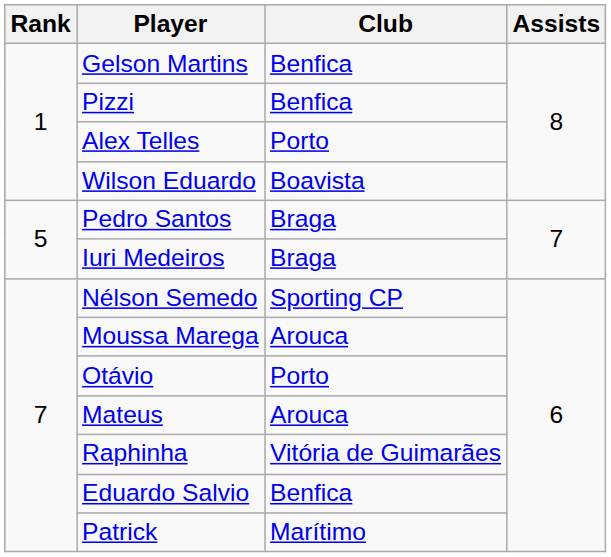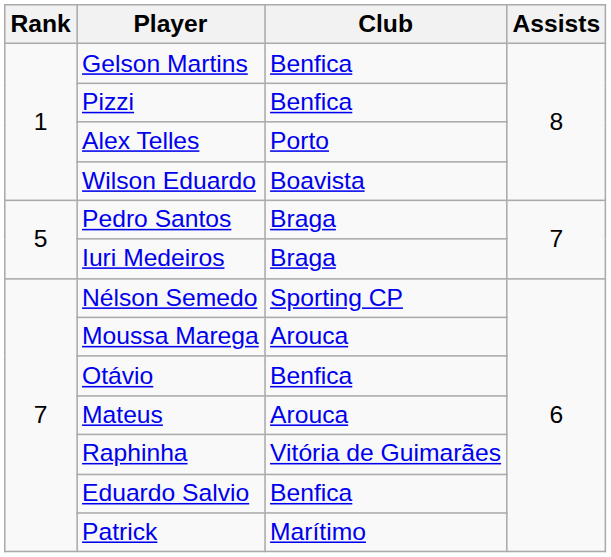(300, 375) Porto -> (311, 375) Benfica
